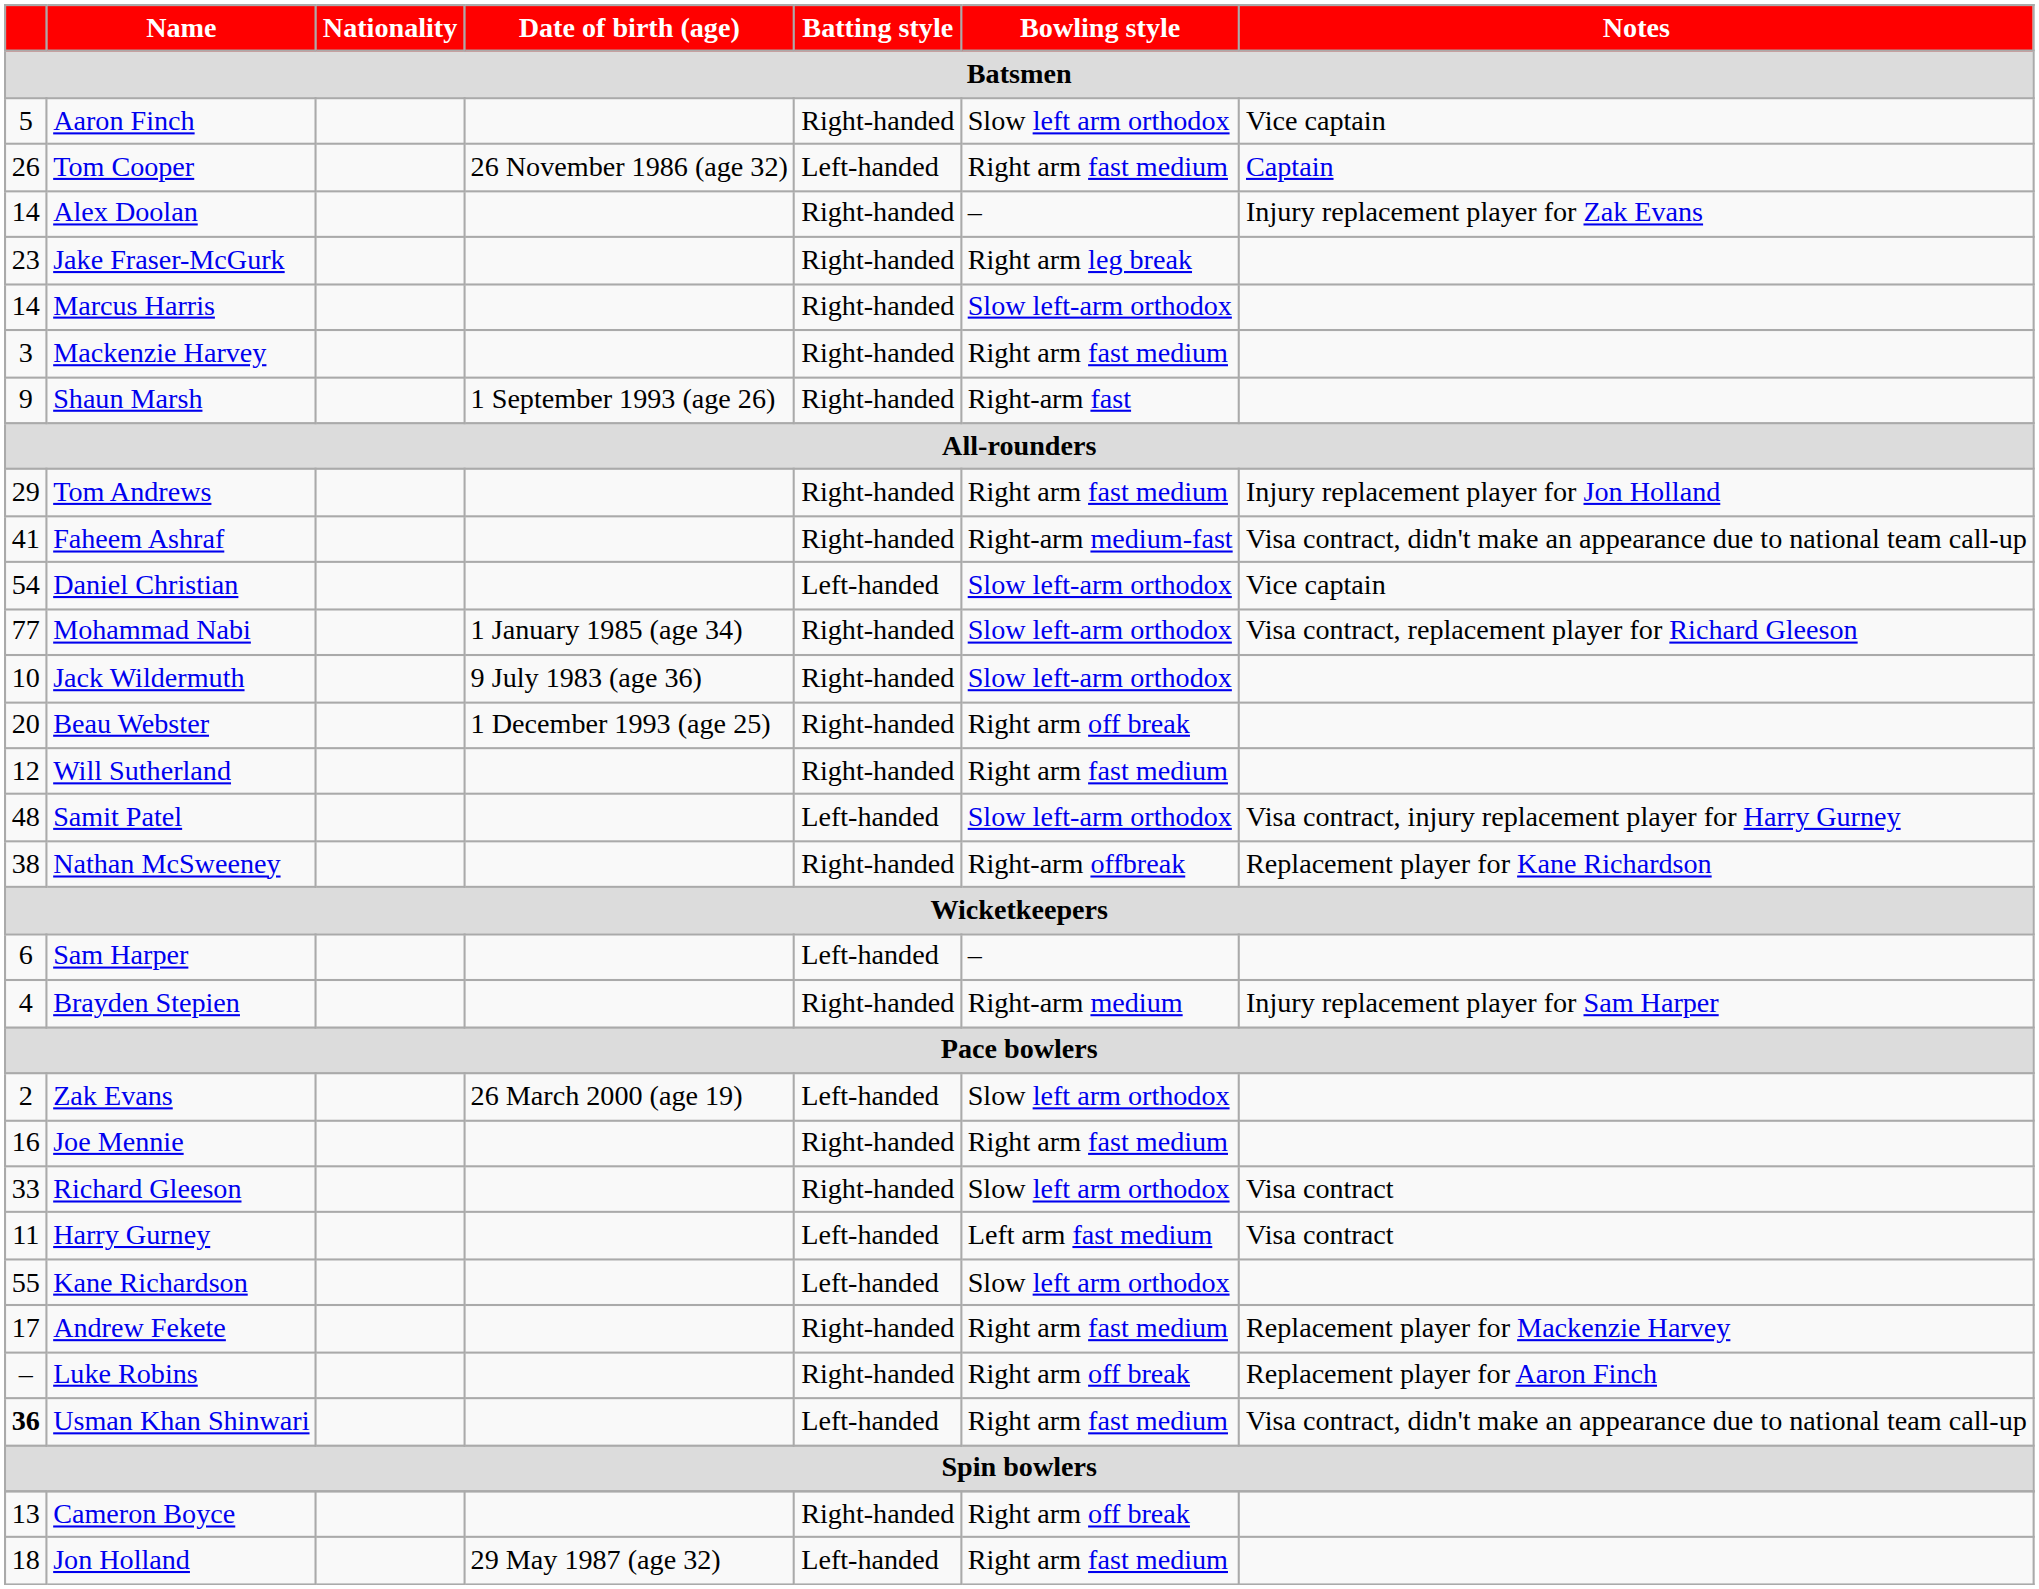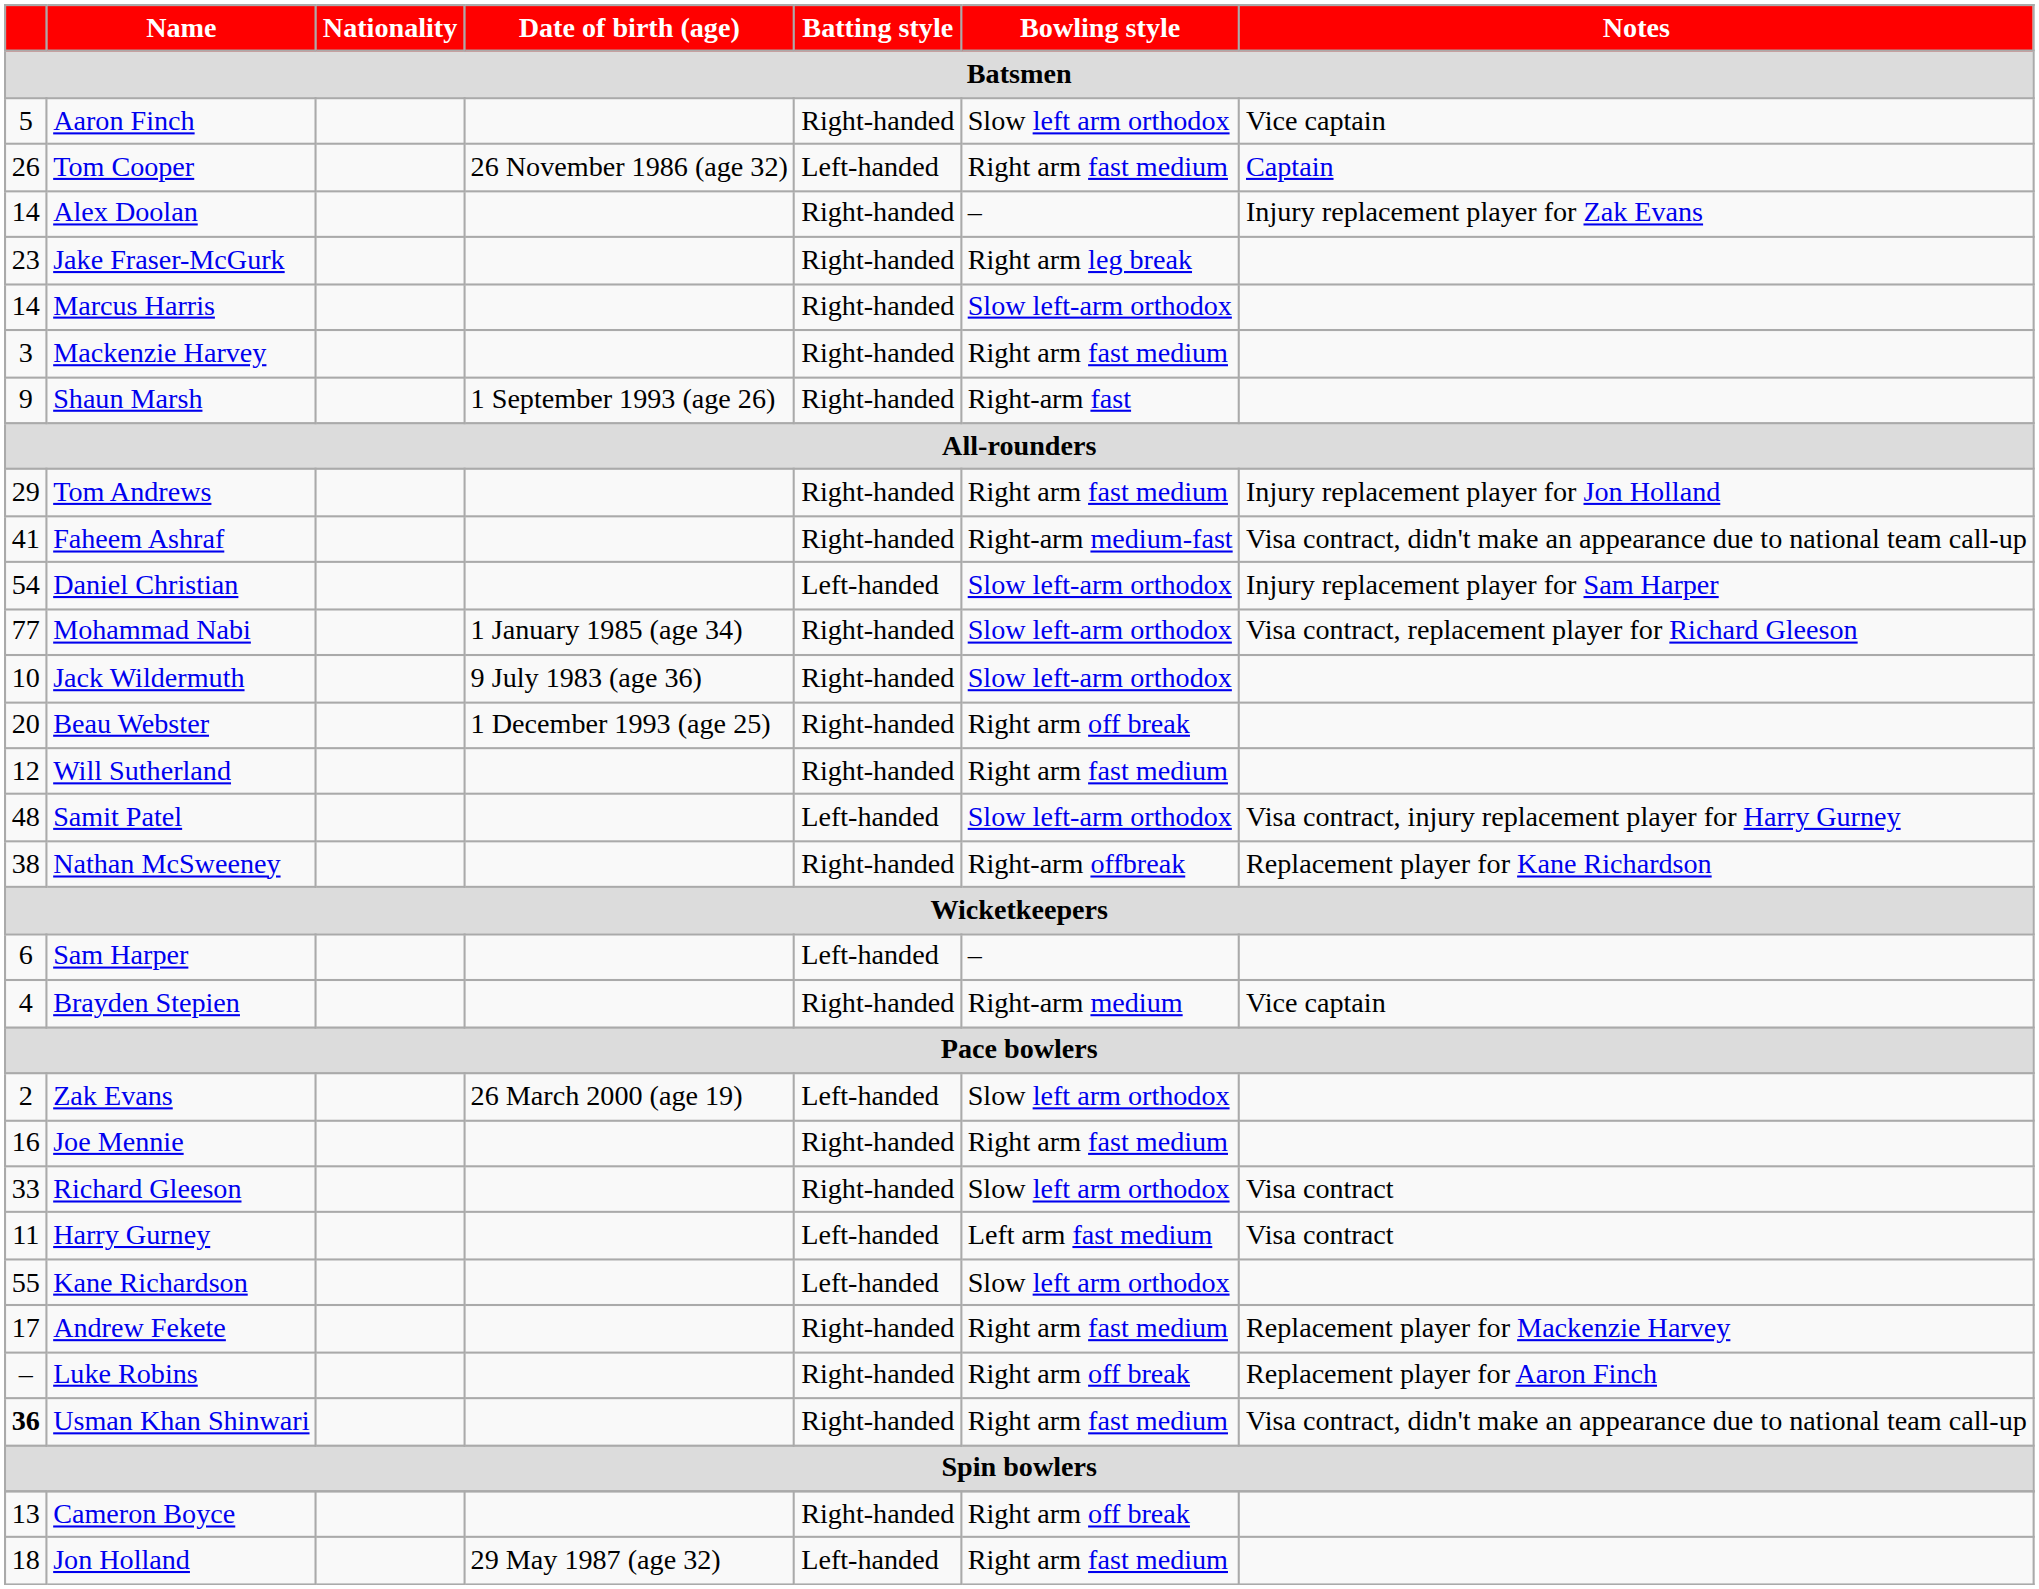(1316, 584) Vice captain -> (1482, 584) Injury replacement player for Sam Harper
(1482, 1002) Injury replacement player for Sam Harper -> (1316, 1002) Vice captain
(870, 1420) Left-handed -> (878, 1420) Right-handed
